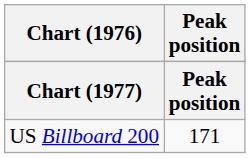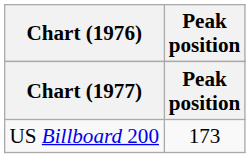(204, 135) 171 -> (204, 135) 173
